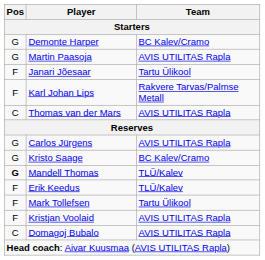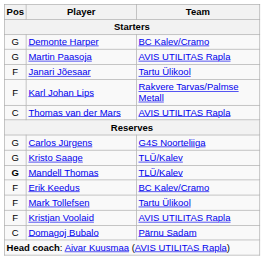(185, 143) AVIS UTILITAS Rapla -> (172, 143) G4S Noorteliiga
(174, 158) BC Kalev/Cramo -> (161, 158) TLÜ/Kalev
(161, 188) TLÜ/Kalev -> (174, 188) BC Kalev/Cramo
(185, 233) AVIS UTILITAS Rapla -> (168, 233) Pärnu Sadam
